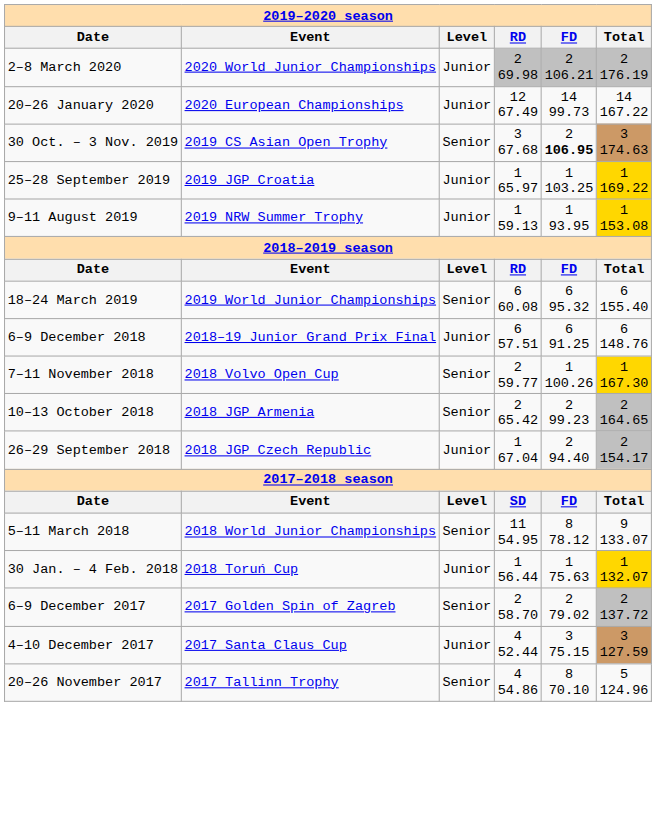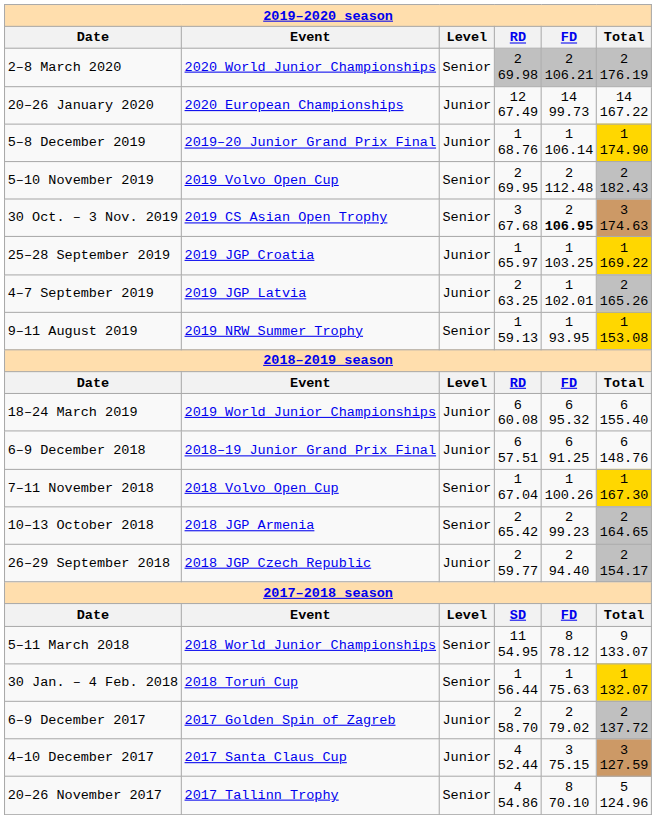(467, 67) Junior -> (467, 67) Senior
+ row: (77, 143)
+ row: (81, 180)
+ row: (81, 293)
(467, 218) Junior -> (467, 331) Senior
(467, 300) Senior -> (467, 413) Junior
(518, 375) 2 59.77 -> (518, 488) 1 67.04
(518, 450) 1 67.04 -> (518, 563) 2 59.77
(467, 570) Junior -> (467, 682) Senior
(467, 607) Senior -> (467, 720) Junior
